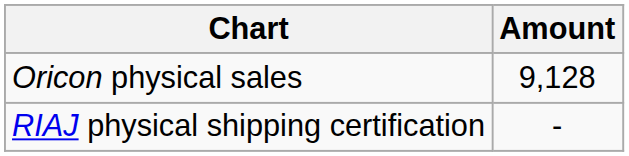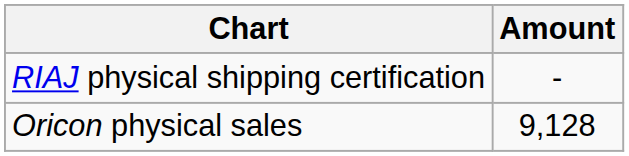rows swapped: (157, 77) <-> (249, 126)
